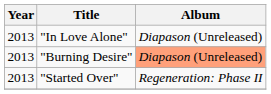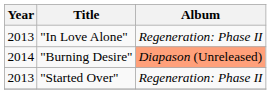(200, 36) Diapason (Unreleased) -> (201, 36) Regeneration: Phase II
(21, 57) 2013 -> (21, 57) 2014
